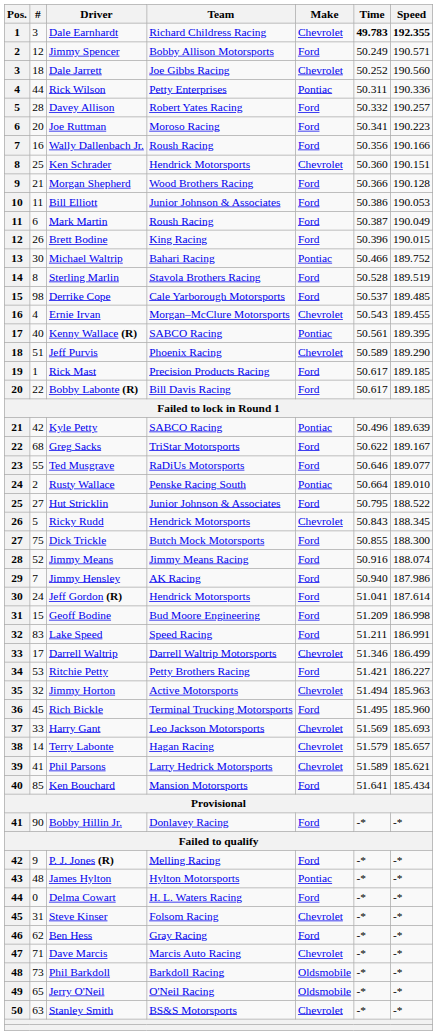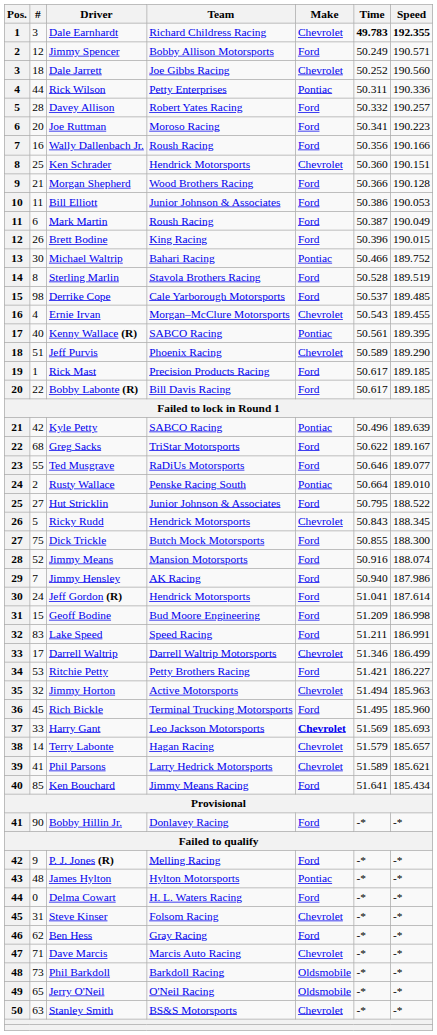(199, 559) Jimmy Means Racing -> (198, 559) Mansion Motorsports
(320, 728) normal -> (322, 728) bold
(198, 784) Mansion Motorsports -> (199, 784) Jimmy Means Racing
